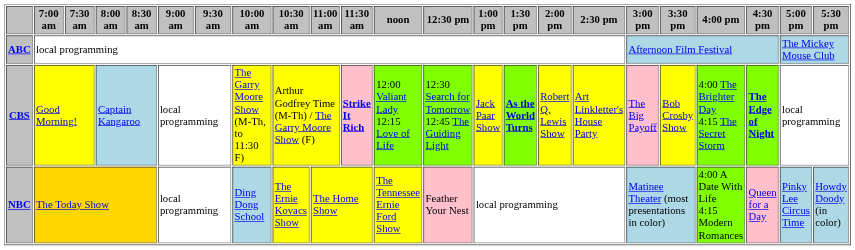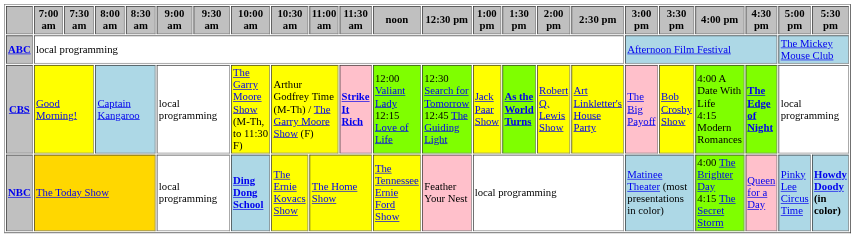(718, 115) 4:00 The Brighter Day 4:15 The Secret Storm -> (720, 109) 4:00 A Date With Life 4:15 Modern Romances
(249, 205) normal -> (248, 193) bold
(721, 205) 4:00 A Date With Life 4:15 Modern Romances -> (716, 193) 4:00 The Brighter Day 4:15 The Secret Storm
(831, 205) normal -> (830, 193) bold
